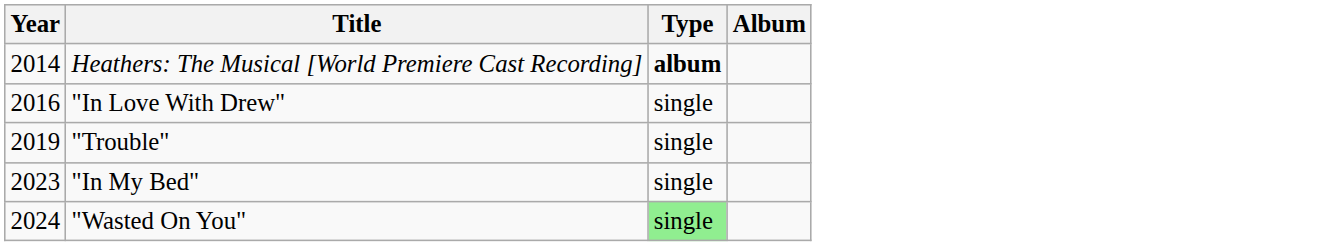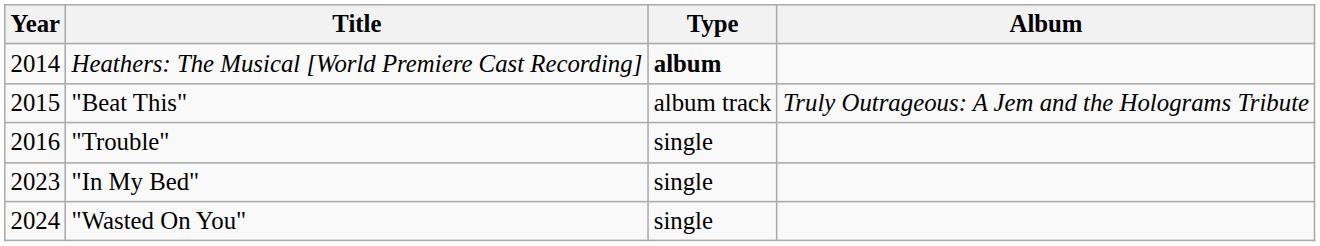+ row: (129, 102)
- row: (178, 102)
(35, 142) 2019 -> (35, 142) 2016
(683, 220) lightgreen background -> (683, 220) no background
